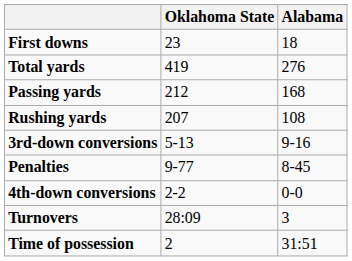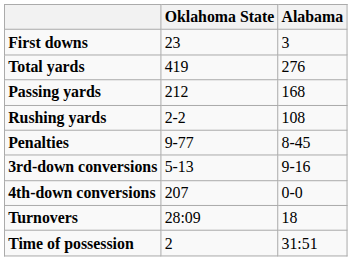(289, 42) 18 -> (285, 42) 3
(177, 117) 207 -> (175, 117) 2-2
rows swapped: (39, 167) <-> (83, 142)
(175, 192) 2-2 -> (177, 192) 207
(285, 218) 3 -> (289, 218) 18
